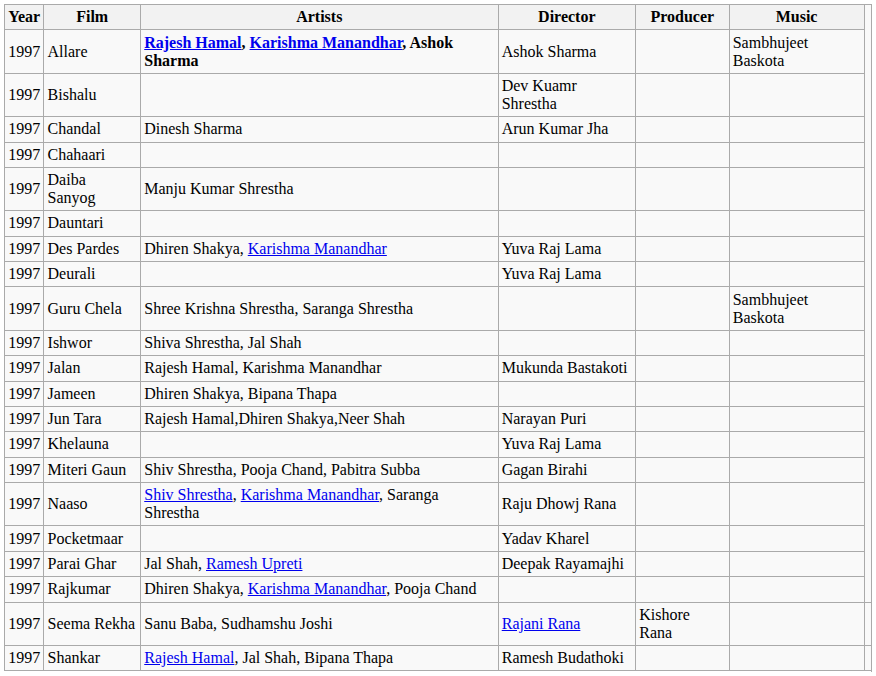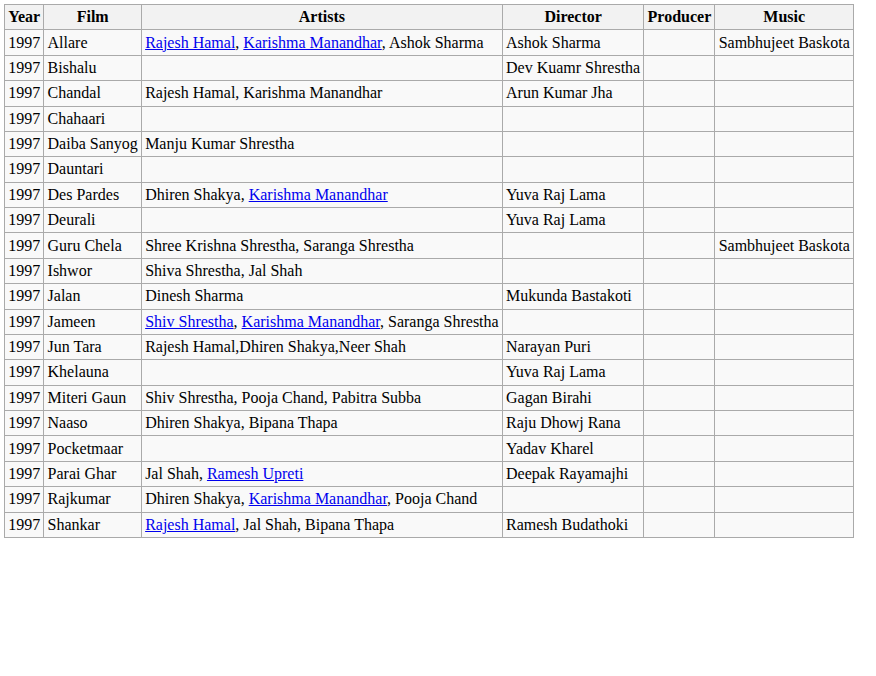(299, 51) bold -> (314, 42) normal
(193, 129) Dinesh Sharma -> (264, 93) Rajesh Hamal, Karishma Manandhar
(263, 368) Rajesh Hamal, Karishma Manandhar -> (194, 296) Dinesh Sharma
(241, 393) Dhiren Shakya, Bipana Thapa -> (322, 321) Shiv Shrestha, Karishma Manandhar, Saranga Shrestha
(291, 504) Shiv Shrestha, Karishma Manandhar, Saranga Shrestha -> (241, 423) Dhiren Shakya, Bipana Thapa
- row: (91, 623)
